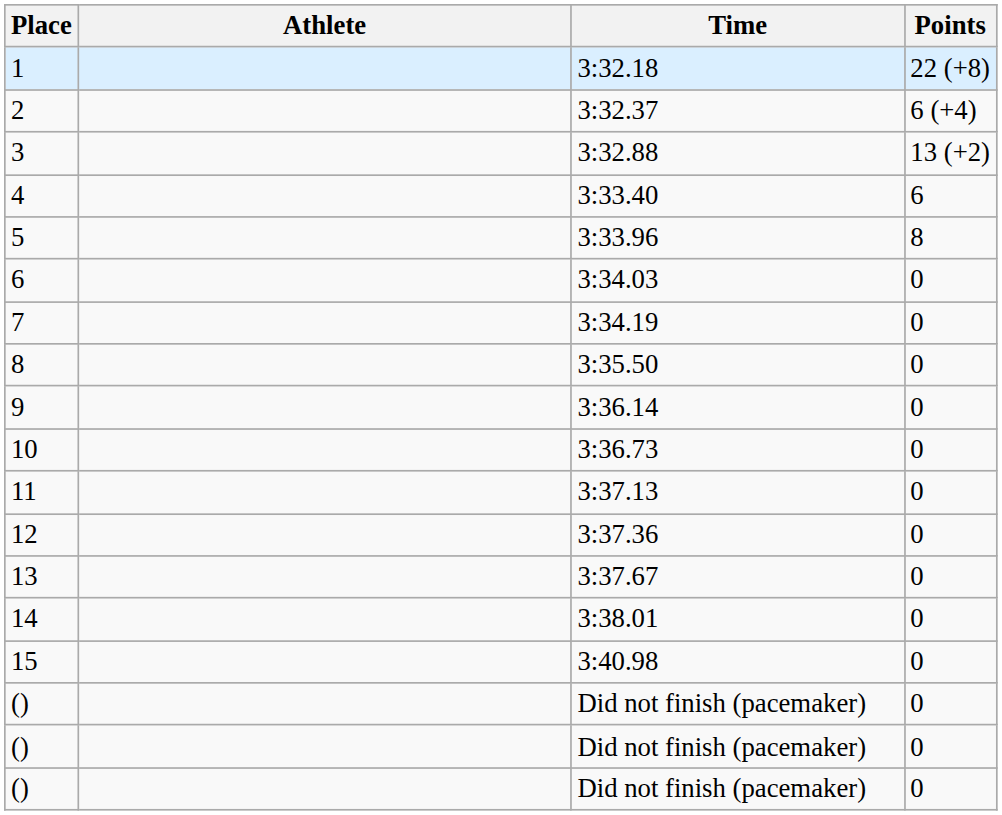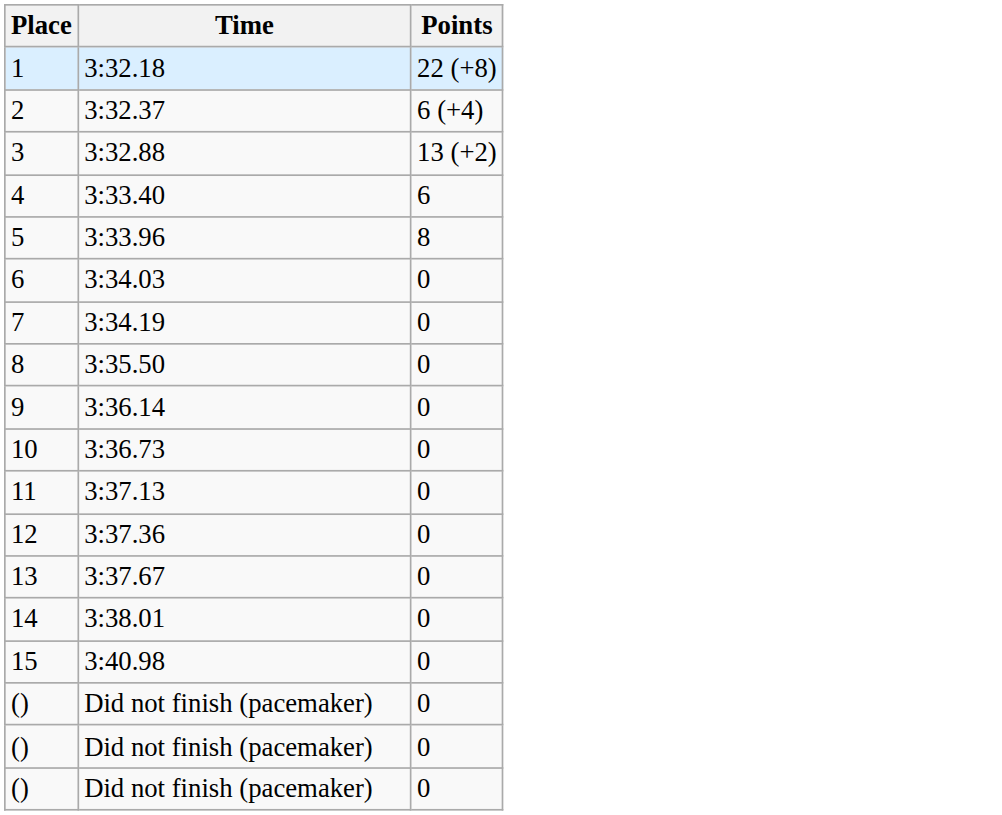- column: (325, 25)
